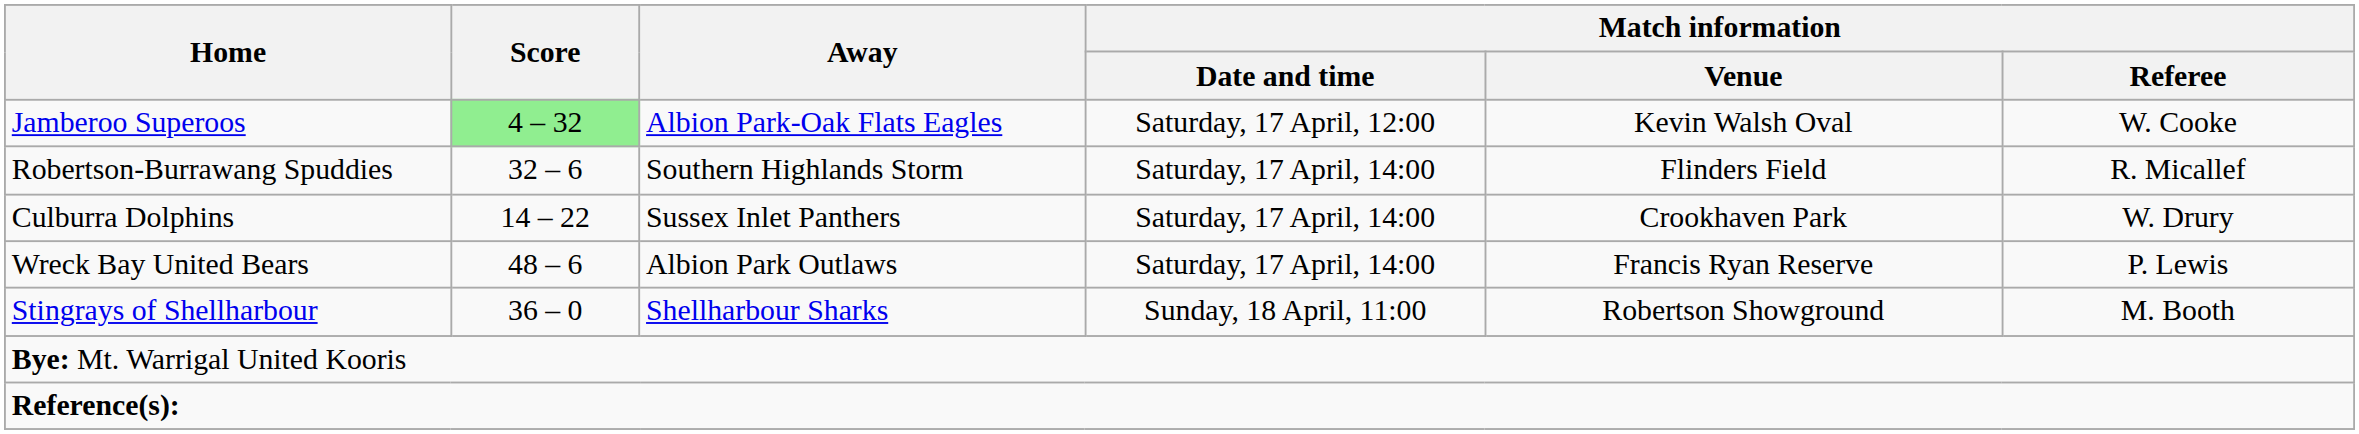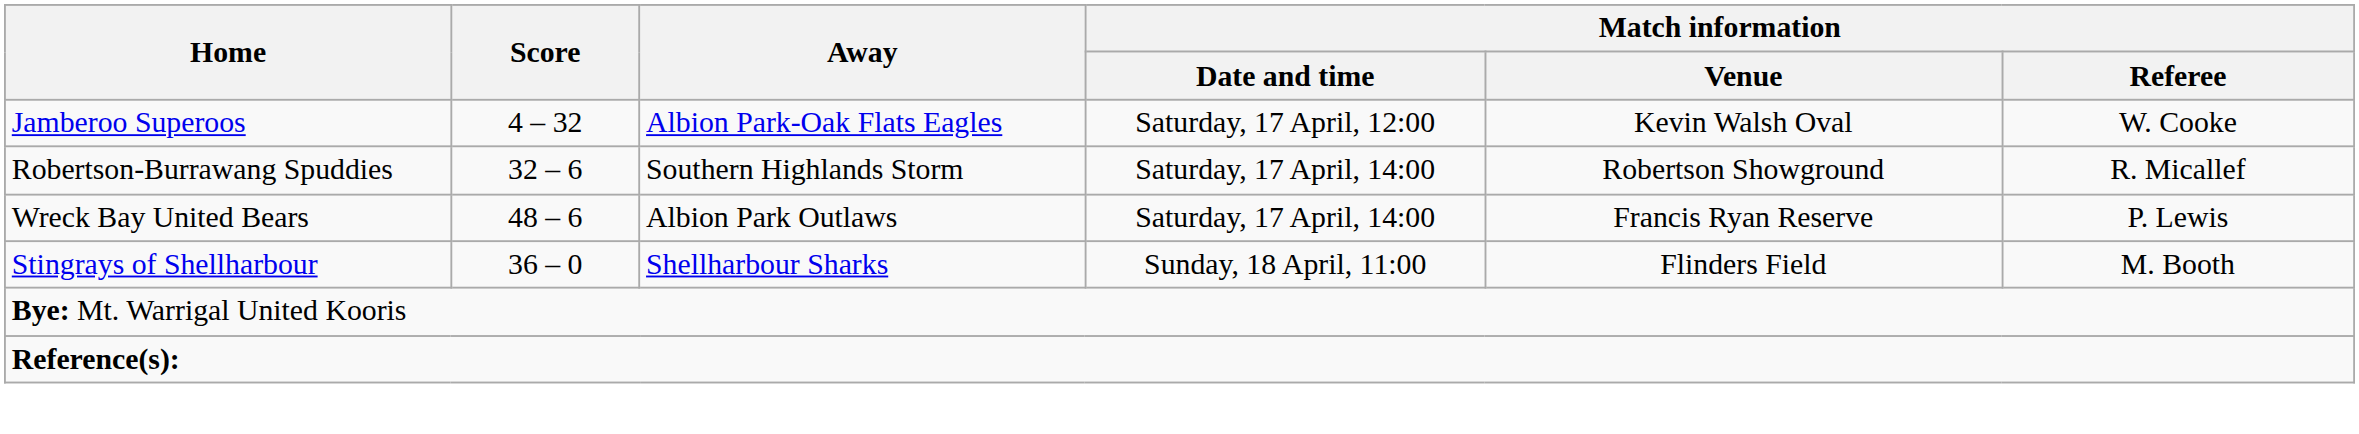(545, 122) lightgreen background -> (545, 122) no background
(1743, 169) Flinders Field -> (1743, 169) Robertson Showground
- row: (123, 216)
(1743, 311) Robertson Showground -> (1743, 264) Flinders Field
